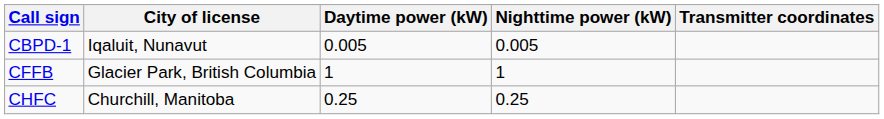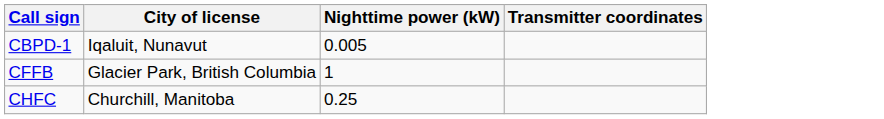- column: (406, 18)
